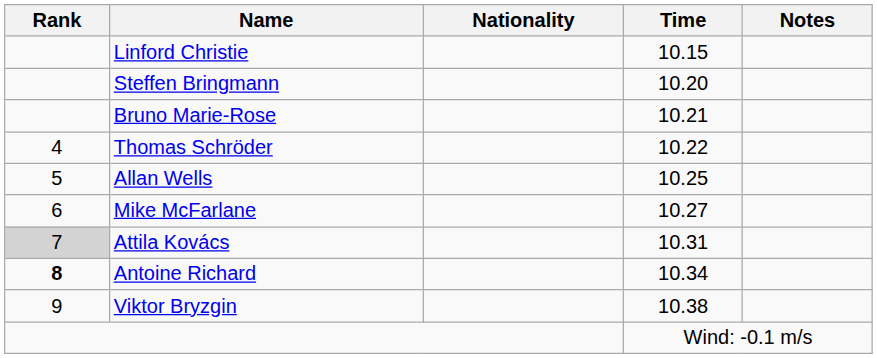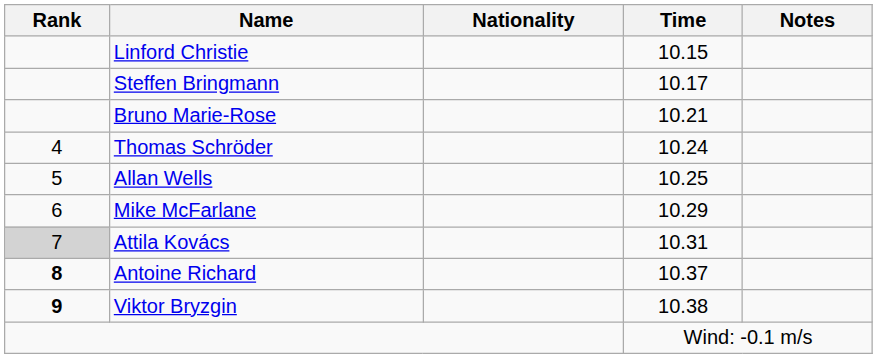(683, 83) 10.20 -> (683, 83) 10.17
(683, 147) 10.22 -> (683, 147) 10.24
(683, 210) 10.27 -> (683, 210) 10.29
(683, 274) 10.34 -> (683, 274) 10.37
(57, 305) normal -> (57, 305) bold
